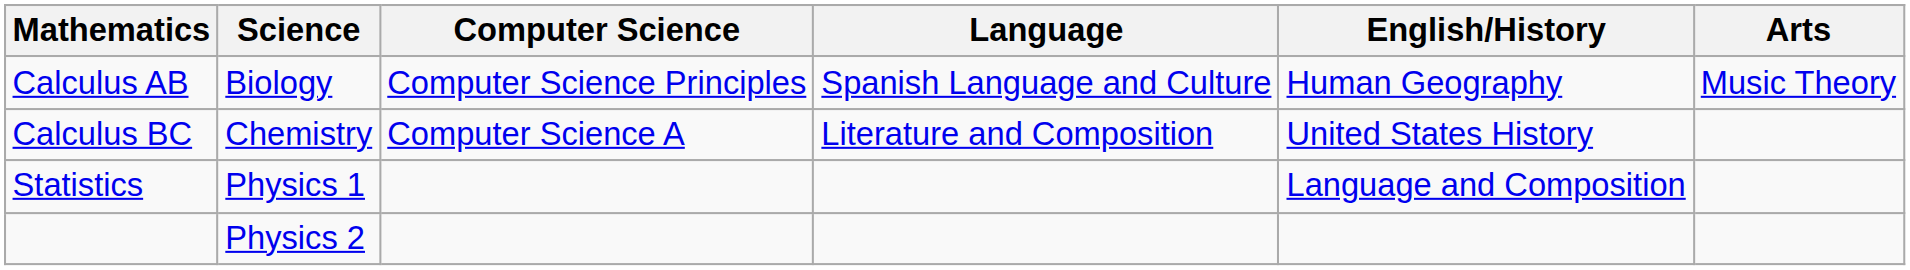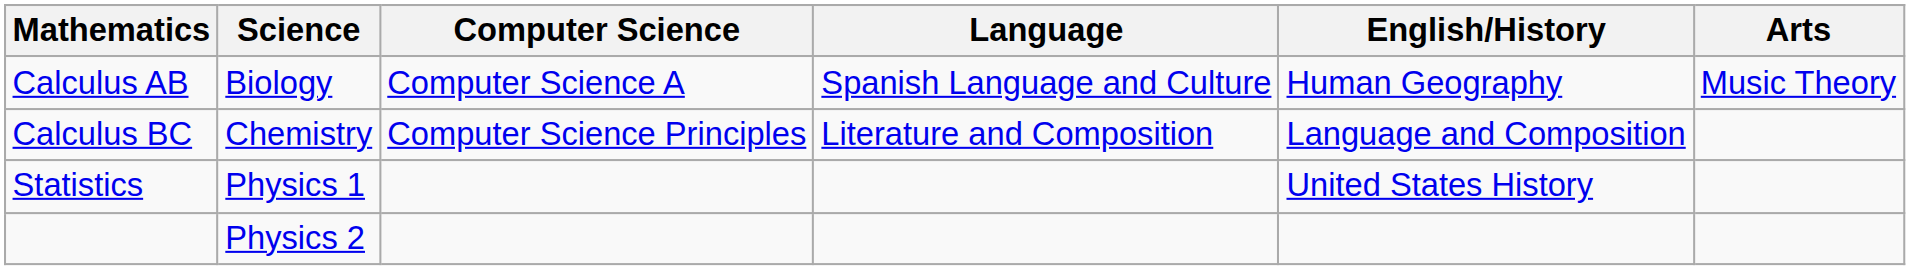(597, 82) Computer Science Principles -> (536, 82) Computer Science A
(536, 133) Computer Science A -> (597, 133) Computer Science Principles
(1440, 133) United States History -> (1486, 133) Language and Composition
(1486, 185) Language and Composition -> (1440, 185) United States History
